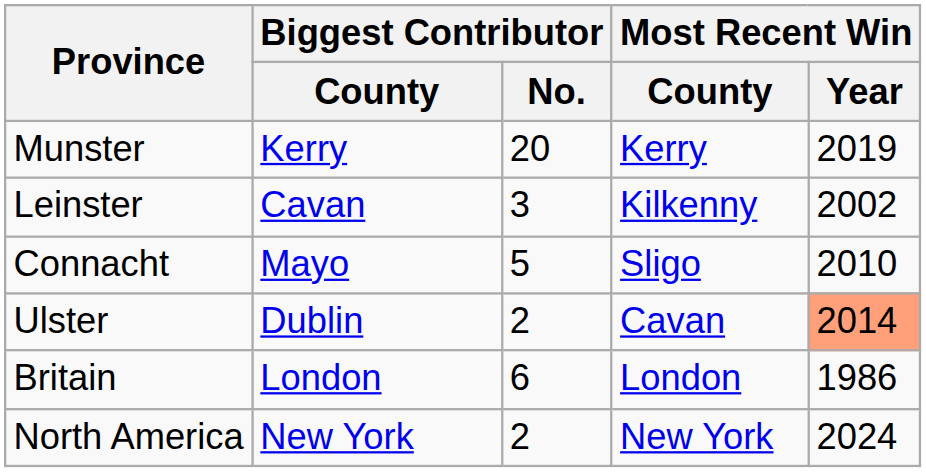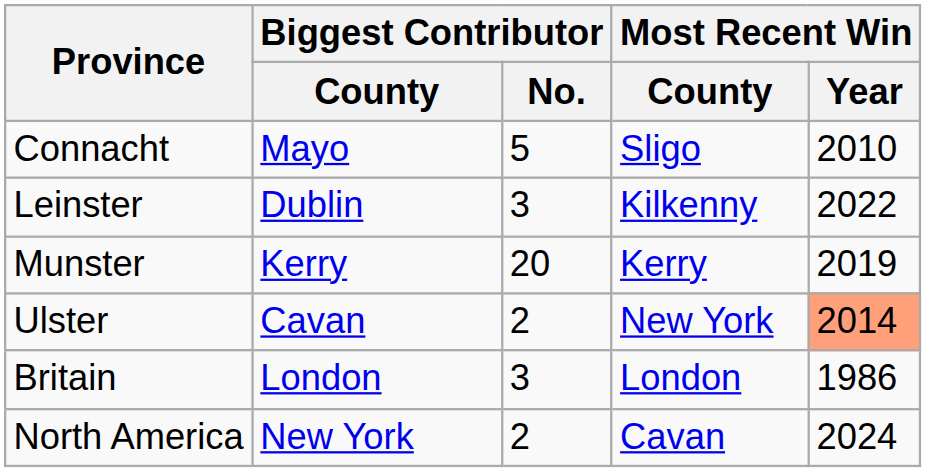rows swapped: (91, 263) <-> (79, 148)
(313, 206) Cavan -> (312, 206) Dublin
(857, 206) 2002 -> (857, 206) 2022
(312, 321) Dublin -> (313, 321) Cavan
(673, 321) Cavan -> (697, 321) New York
(520, 378) 6 -> (520, 378) 3
(697, 436) New York -> (673, 436) Cavan
